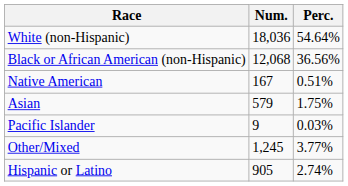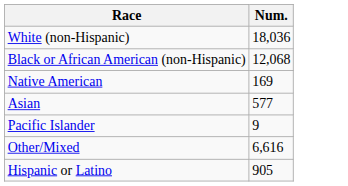- column: (318, 15)
(263, 81) 167 -> (263, 81) 169
(263, 103) 579 -> (263, 103) 577
(268, 147) 1,245 -> (268, 147) 6,616
